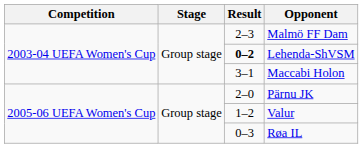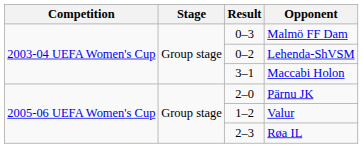(245, 34) 2–3 -> (245, 34) 0–3
(245, 53) bold -> (245, 53) normal
(245, 133) 0–3 -> (245, 133) 2–3
